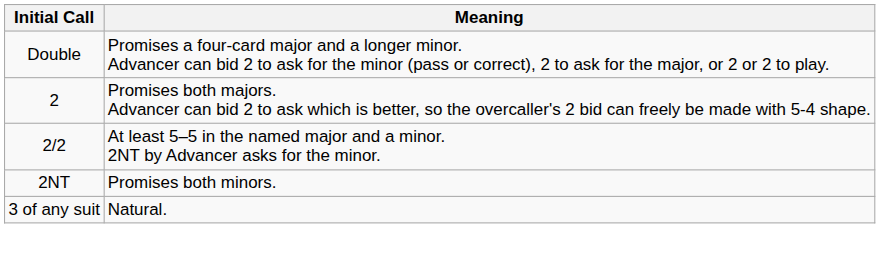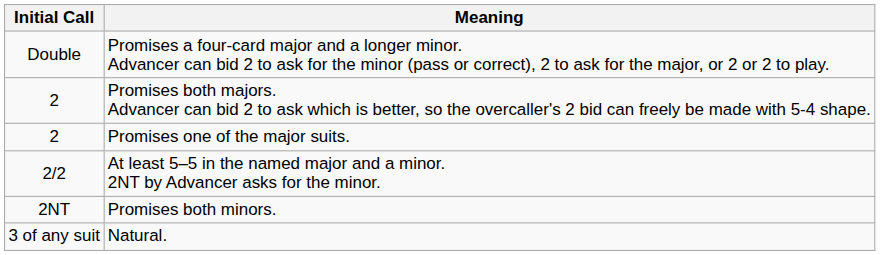+ row: (229, 136)
